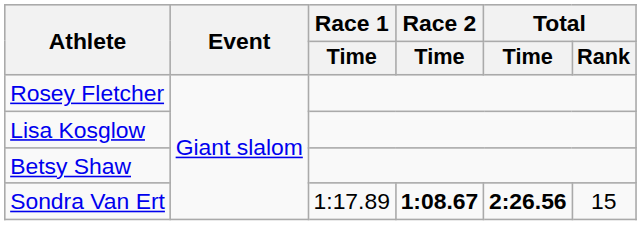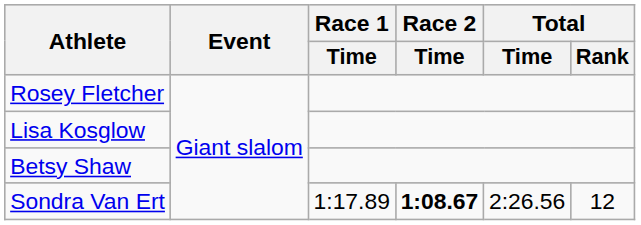(528, 202) bold -> (527, 202) normal
(604, 202) 15 -> (602, 202) 12
